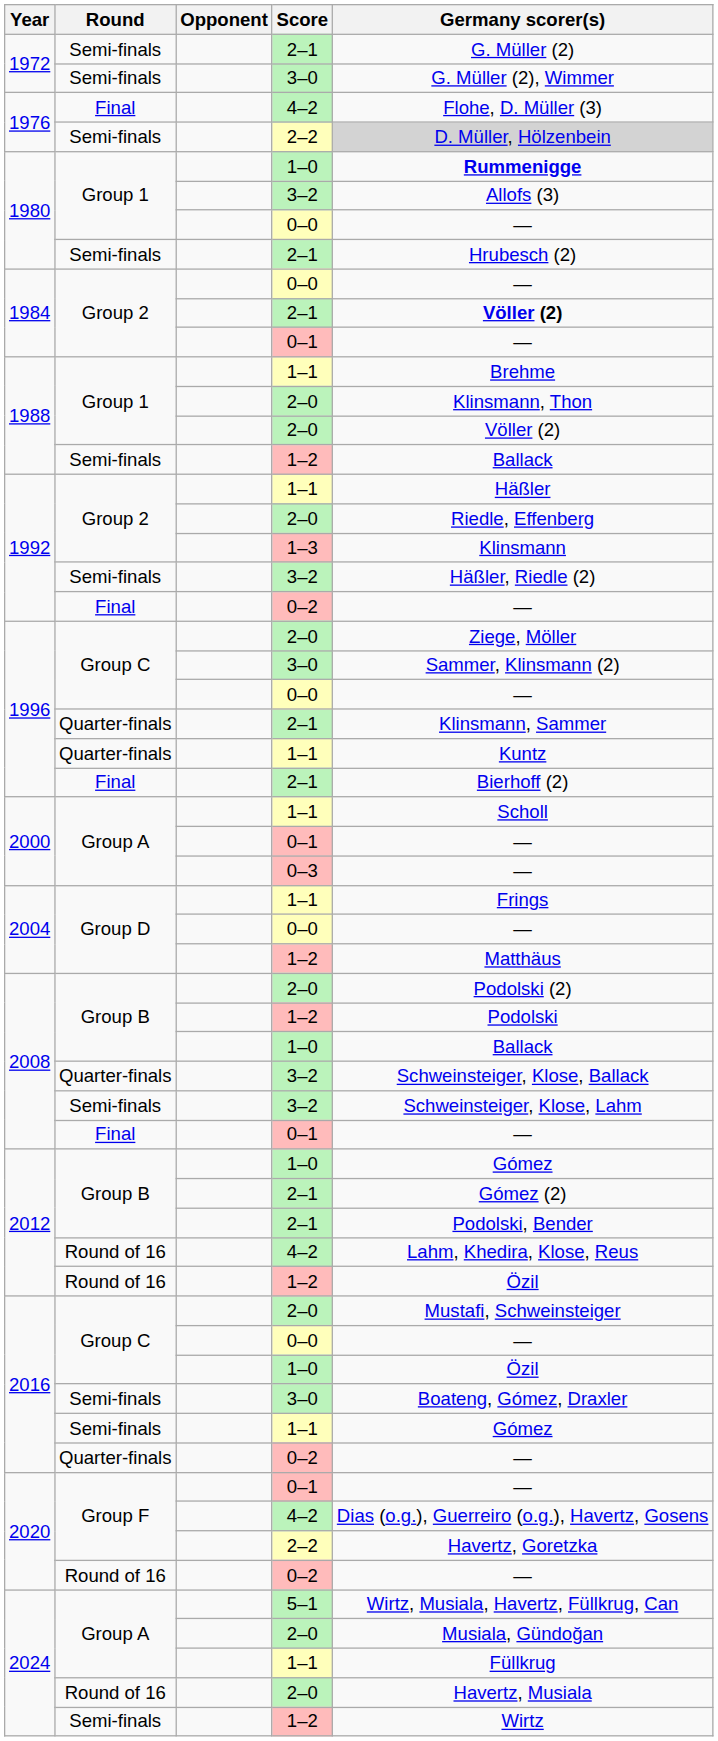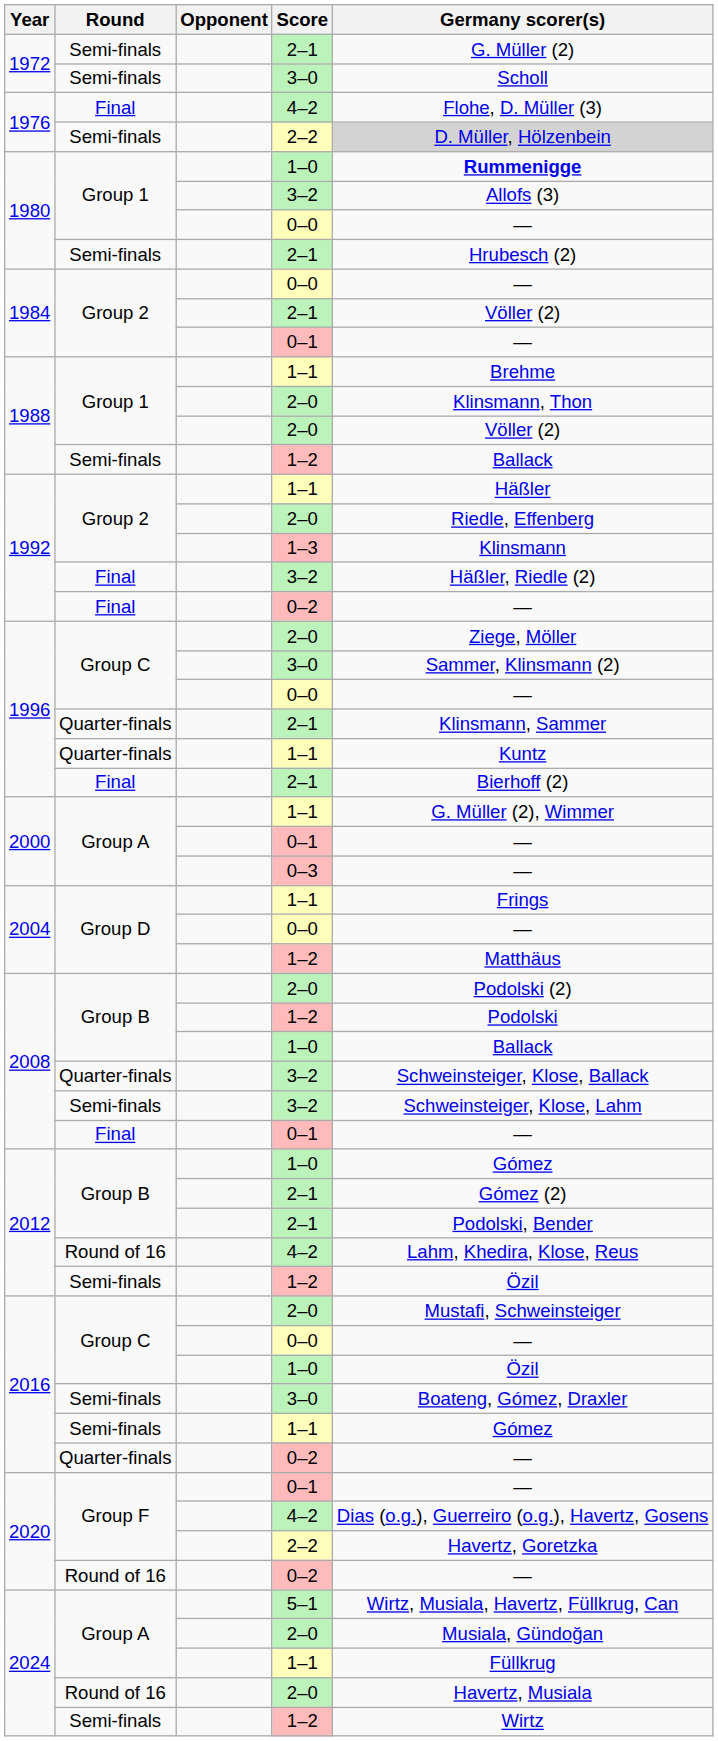(523, 78) G. Müller (2), Wimmer -> (523, 78) Scholl
(523, 313) bold -> (523, 313) normal
(115, 577) Semi-finals -> (115, 577) Final
(523, 812) Scholl -> (523, 812) G. Müller (2), Wimmer
(115, 1282) Round of 16 -> (115, 1282) Semi-finals
